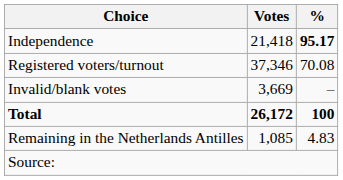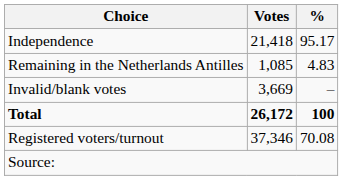(317, 41) bold -> (317, 41) normal
rows swapped: (126, 138) <-> (86, 65)
